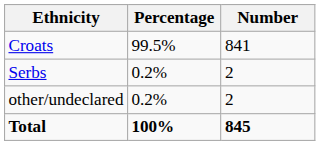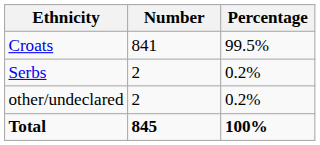columns swapped: (268, 18) <-> (174, 18)
